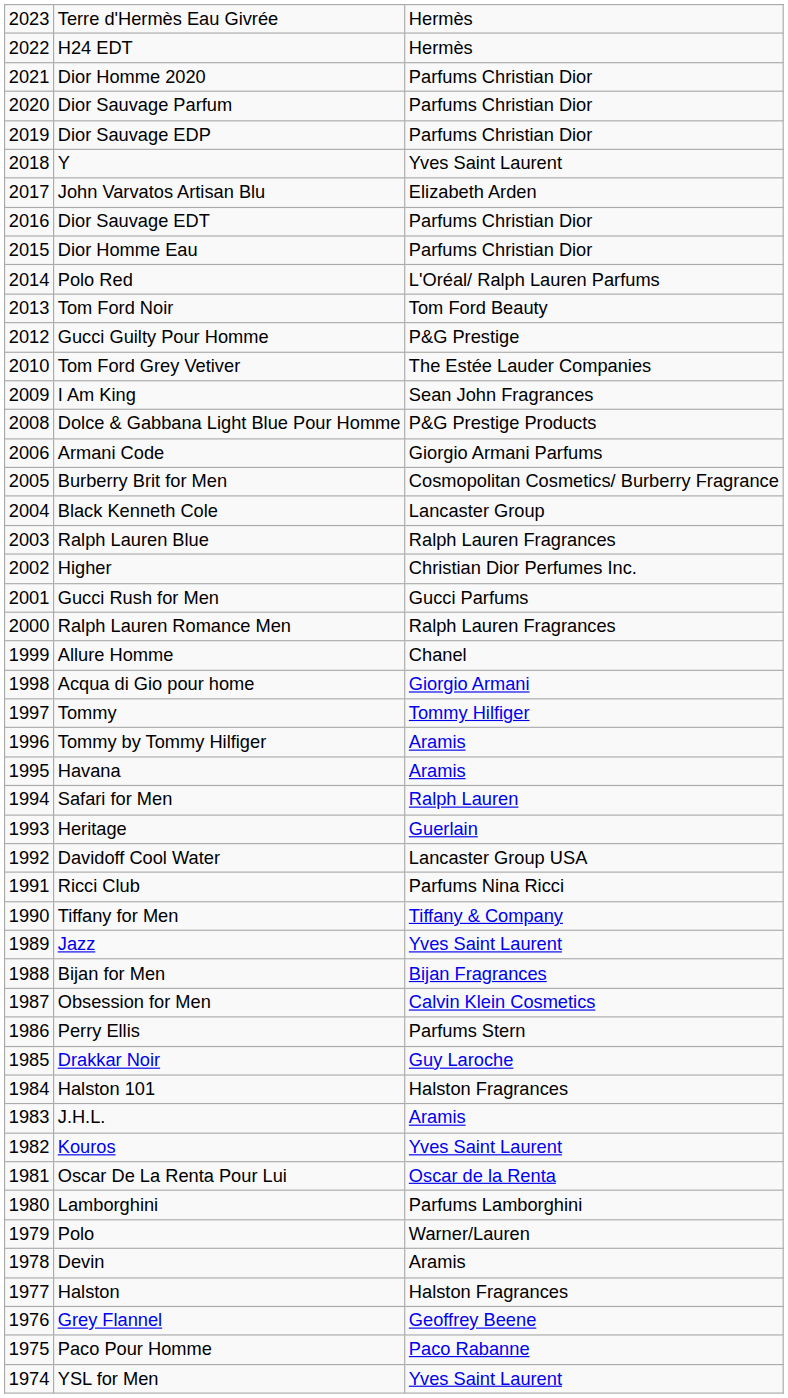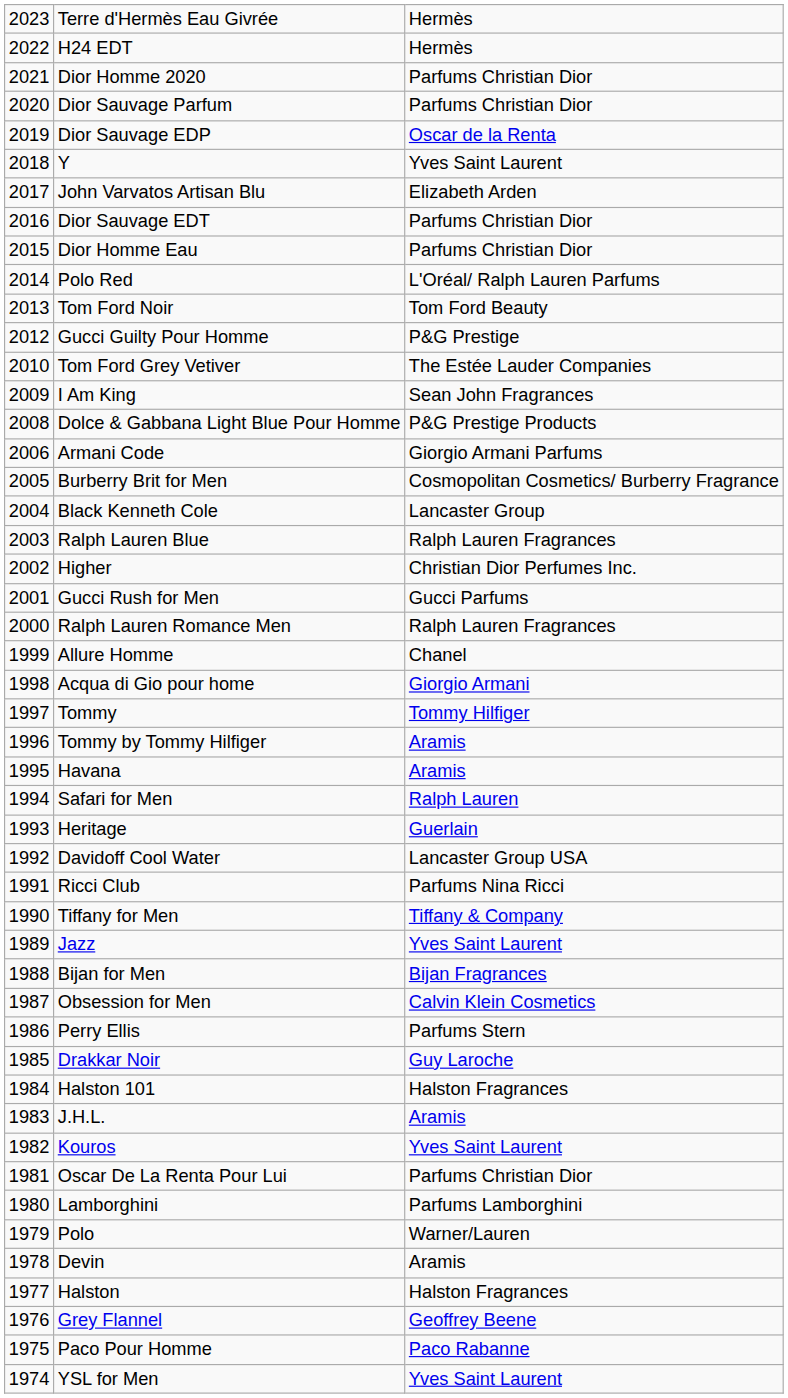(501, 134) Parfums Christian Dior -> (482, 134) Oscar de la Renta
(482, 1176) Oscar de la Renta -> (501, 1176) Parfums Christian Dior
